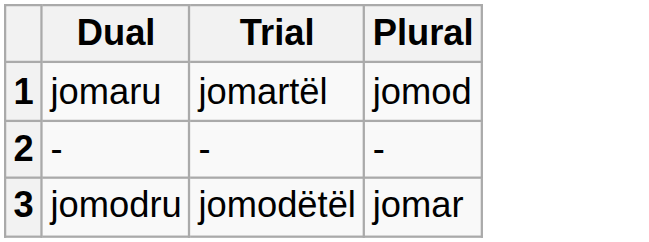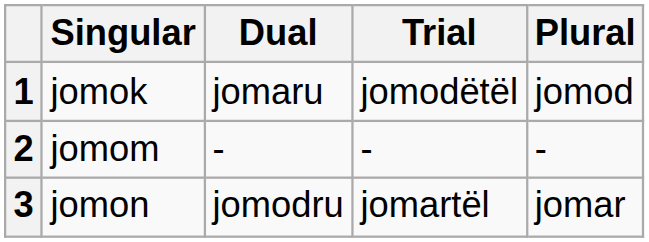+ column: (123, 33)
(263, 90) jomartël -> (439, 90) jomodëtël
(277, 206) jomodëtël -> (425, 206) jomartël
